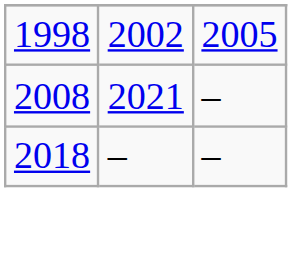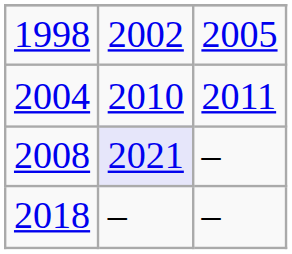+ row: (52, 95)
(146, 95) no background -> (146, 155) lavender background
